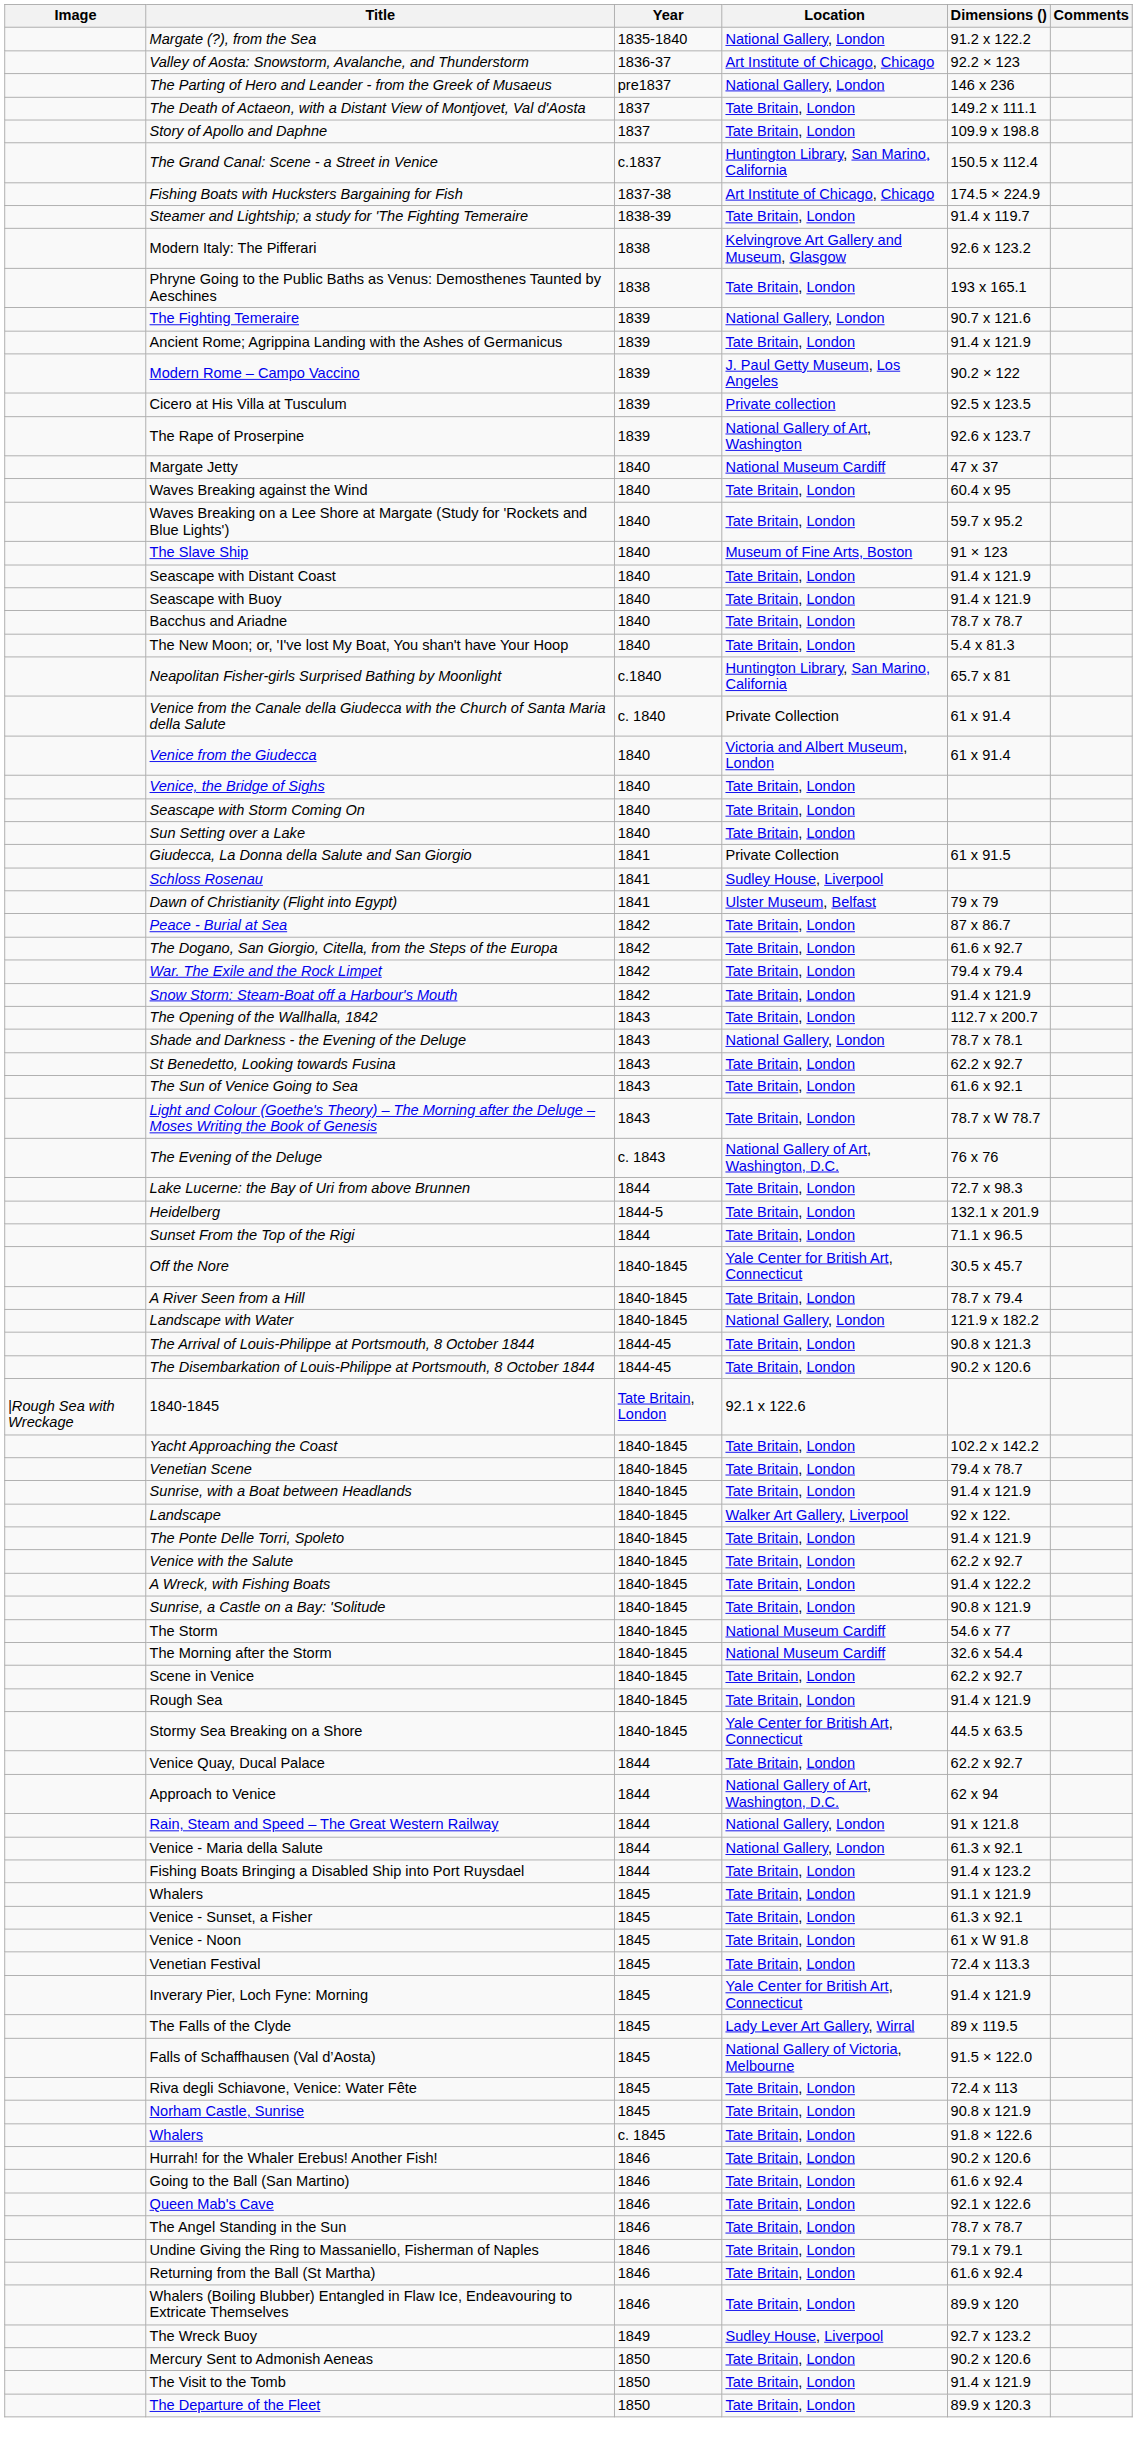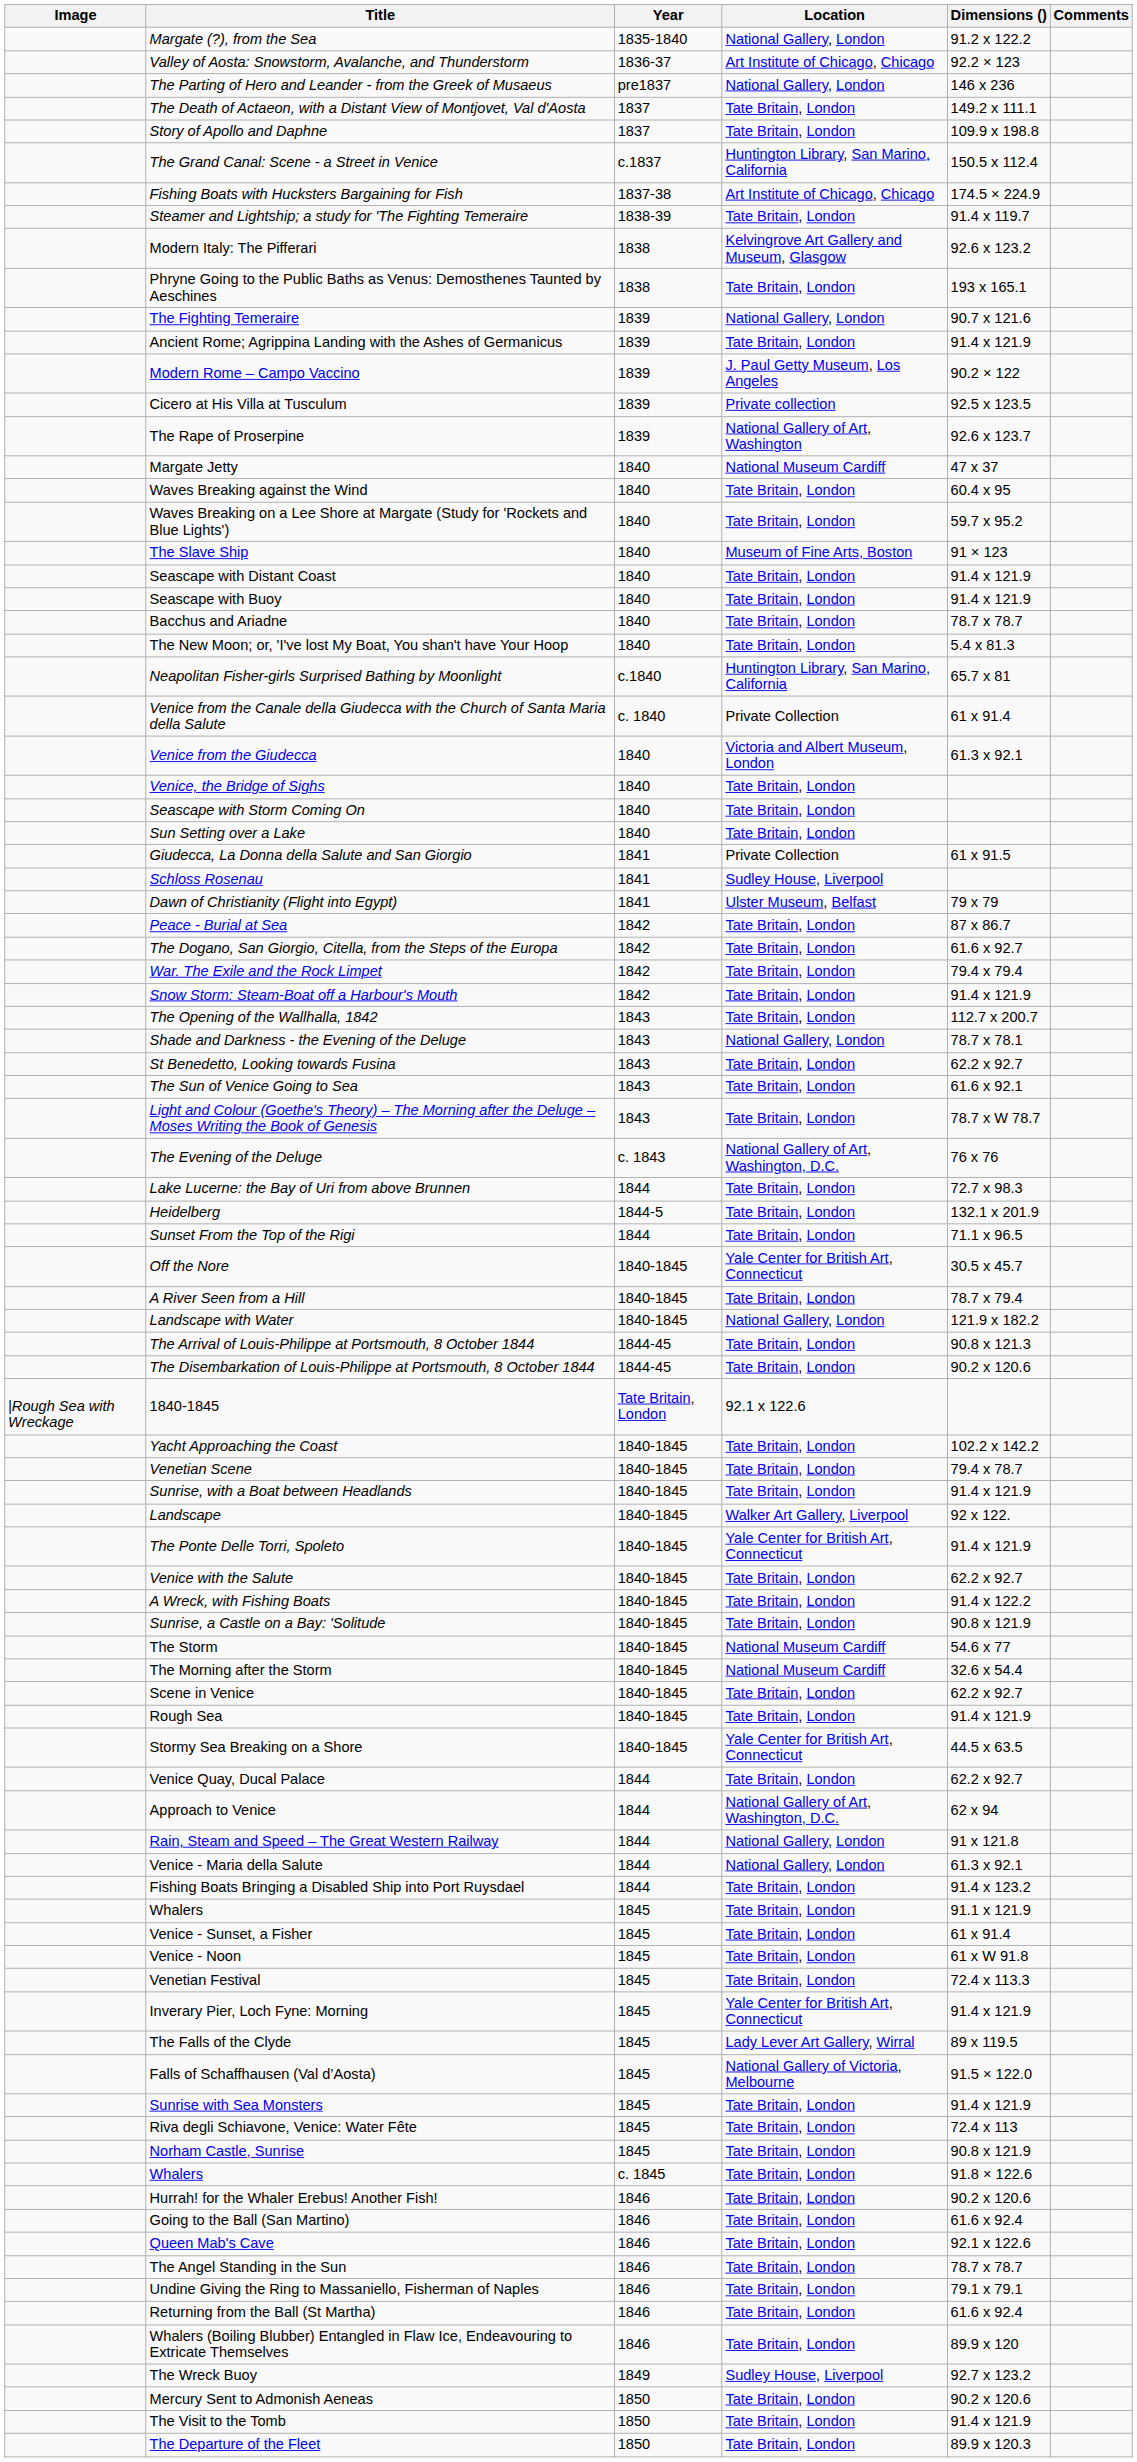(981, 755) 61 x 91.4 -> (987, 755) 61.3 x 92.1
(790, 1538) Tate Britain, London -> (809, 1546) Yale Center for British Art, Connecticut
(987, 1917) 61.3 x 92.1 -> (981, 1933) 61 x 91.4
+ row: (236, 2105)
